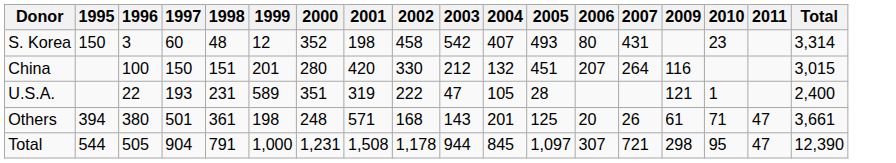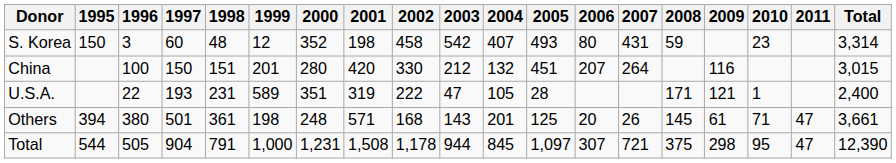+ column: (683, 17)
